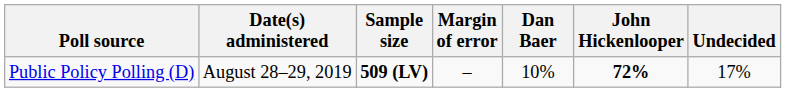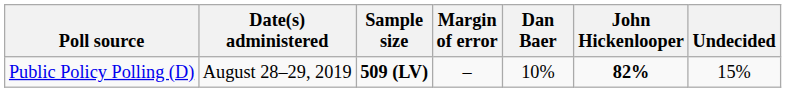(631, 71) 72% -> (631, 71) 82%
(734, 71) 17% -> (734, 71) 15%
